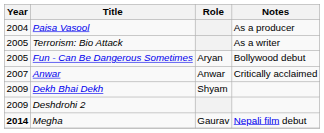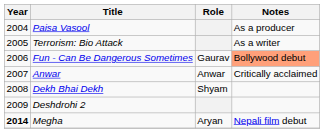(17, 58) 2005 -> (17, 58) 2006
(210, 58) Aryan -> (213, 58) Gaurav
(270, 58) no background -> (270, 58) lightsalmon background
(17, 89) 2009 -> (17, 89) 2008
(213, 120) Gaurav -> (210, 120) Aryan
